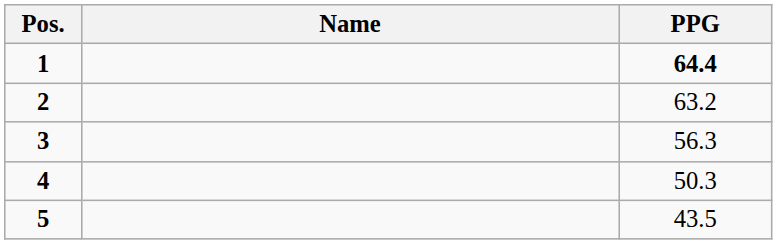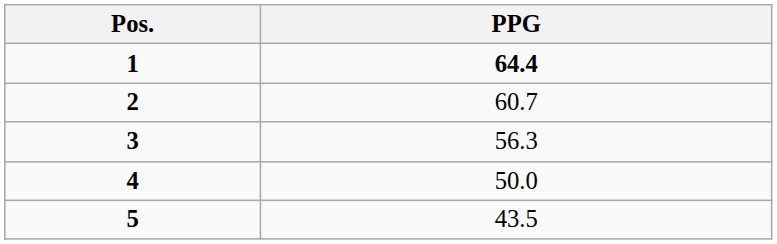- column: (350, 24)
(695, 102) 63.2 -> (516, 102) 60.7
(695, 180) 50.3 -> (516, 180) 50.0
